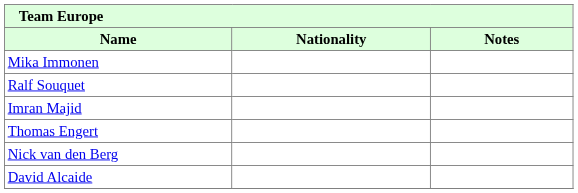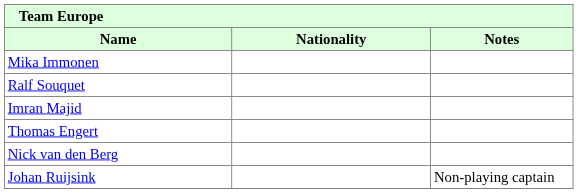- row: (50, 177)
+ row: (52, 177)
